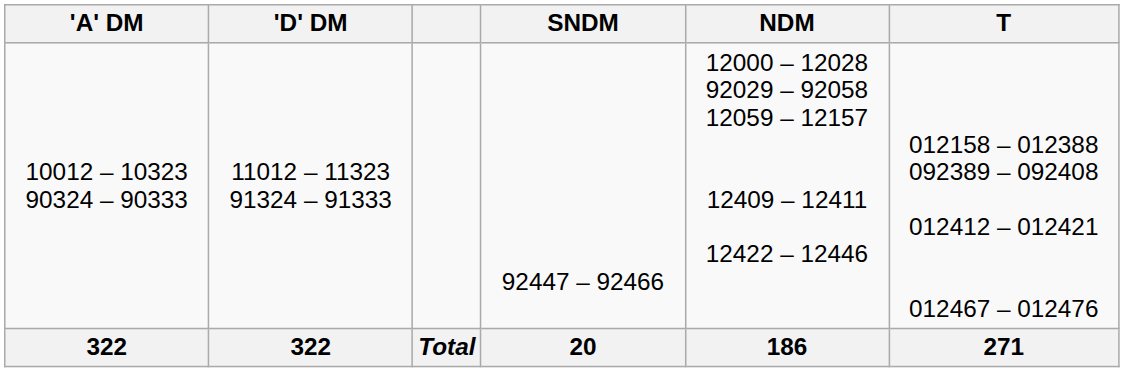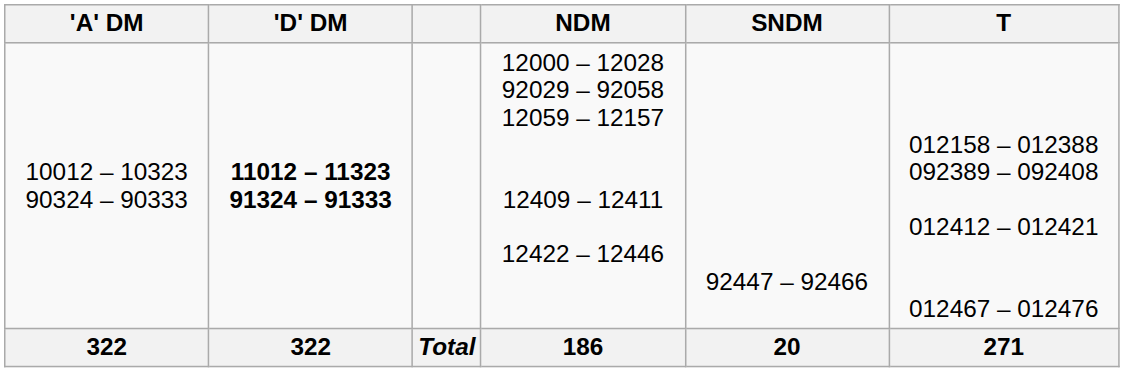columns swapped: (787, 23) <-> (583, 23)
(311, 185) normal -> (311, 185) bold
